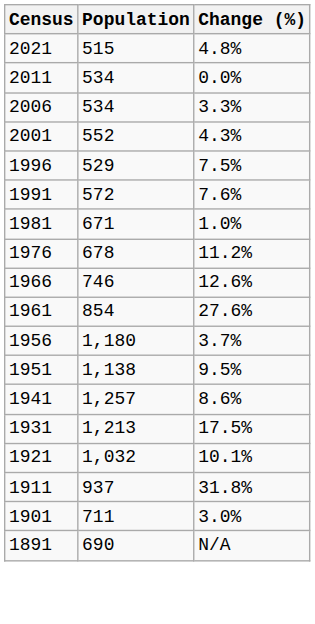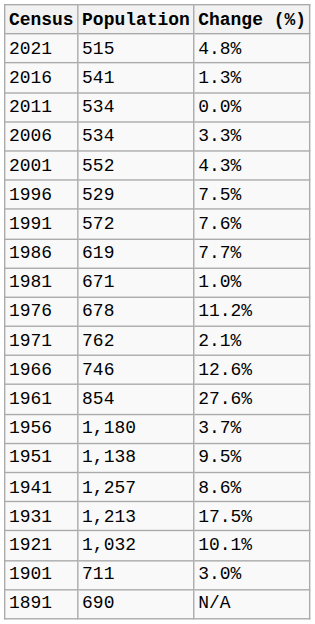+ row: (31, 78)
+ row: (31, 253)
+ row: (31, 341)
- row: (31, 487)
